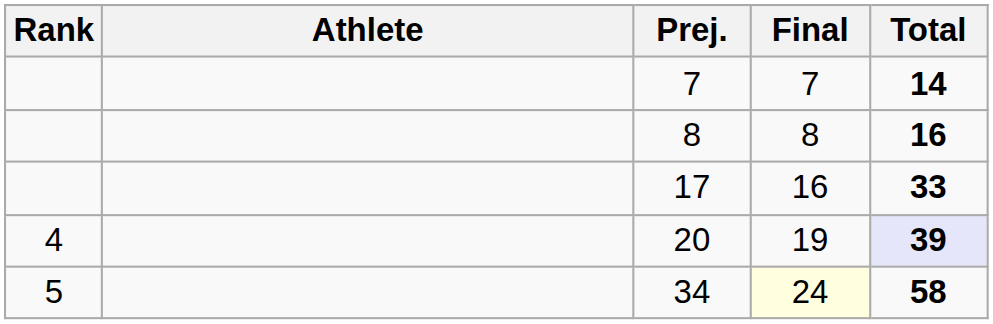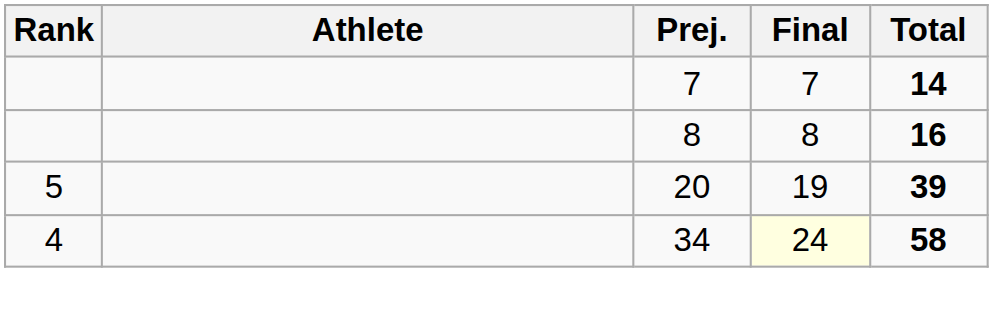- row: (692, 187)
(54, 239) 4 -> (54, 187) 5
(928, 239) lavender background -> (928, 187) no background
(54, 291) 5 -> (54, 239) 4
